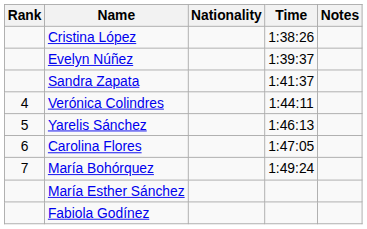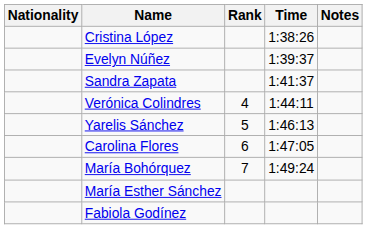columns swapped: (25, 16) <-> (226, 16)
